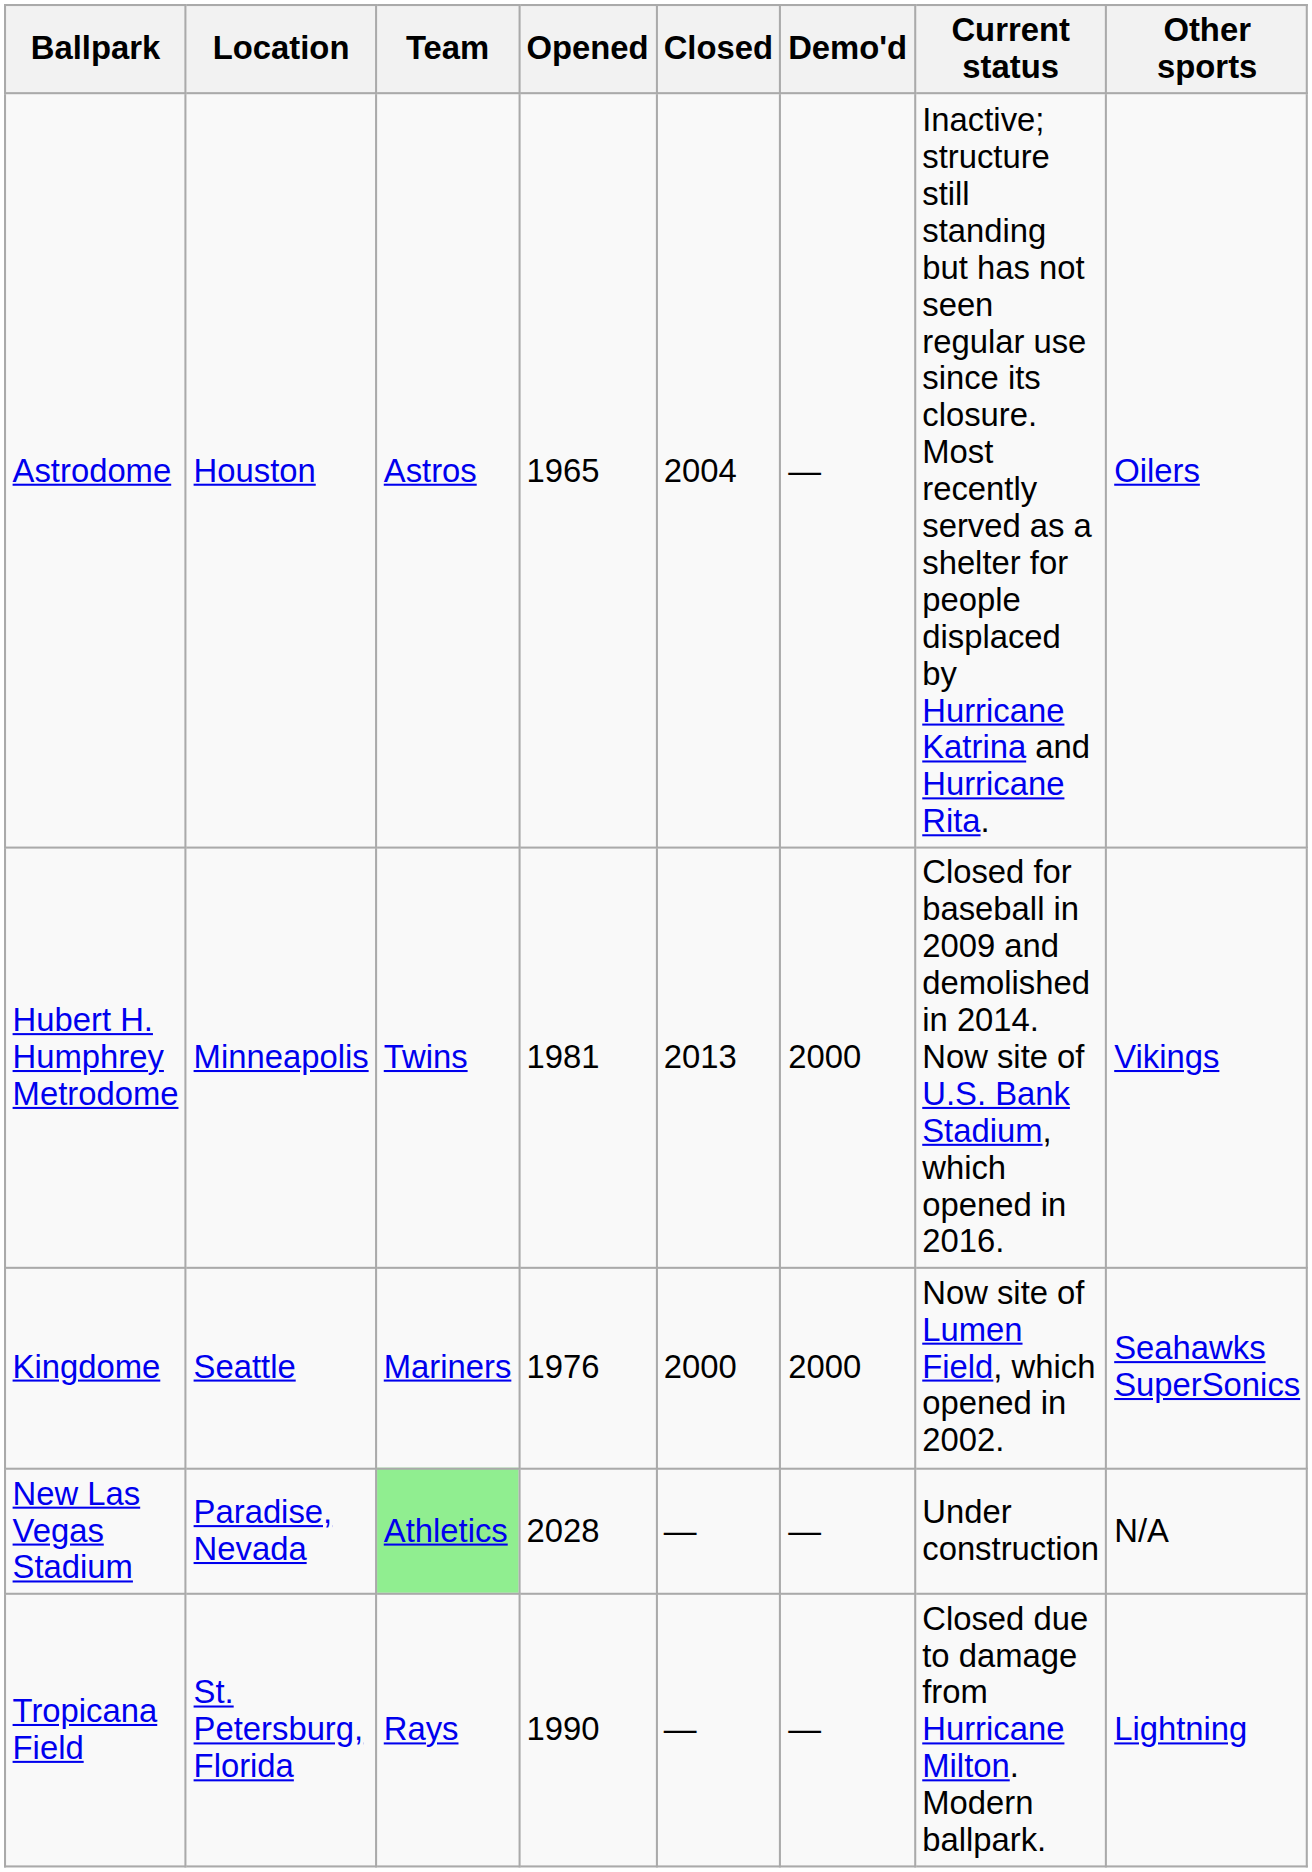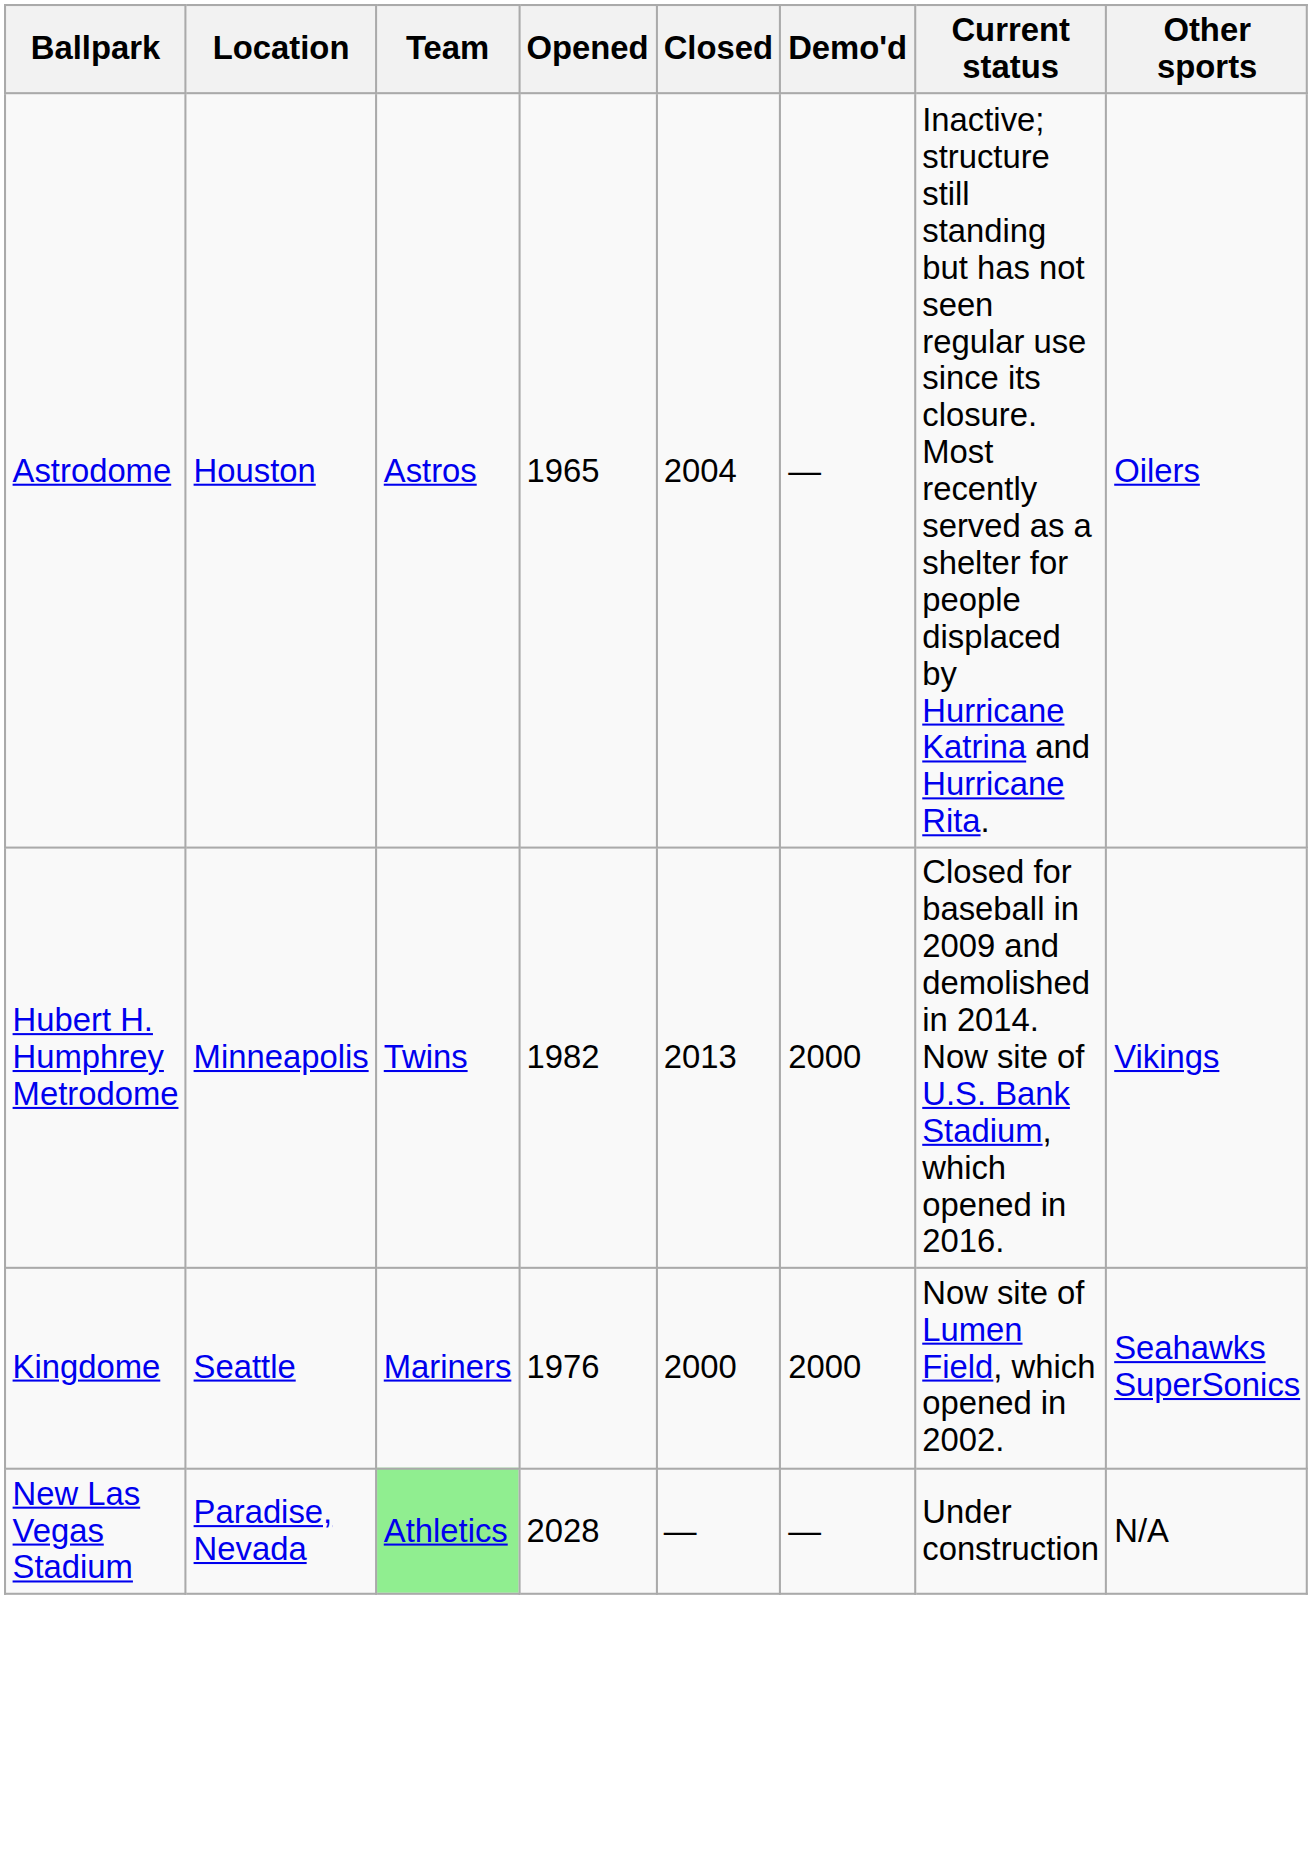(563, 1057) 1981 -> (563, 1057) 1982
- row: (85, 1729)
